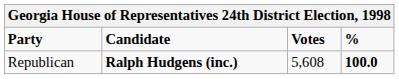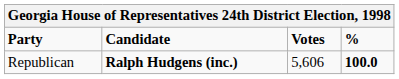(308, 62) 5,608 -> (308, 62) 5,606
